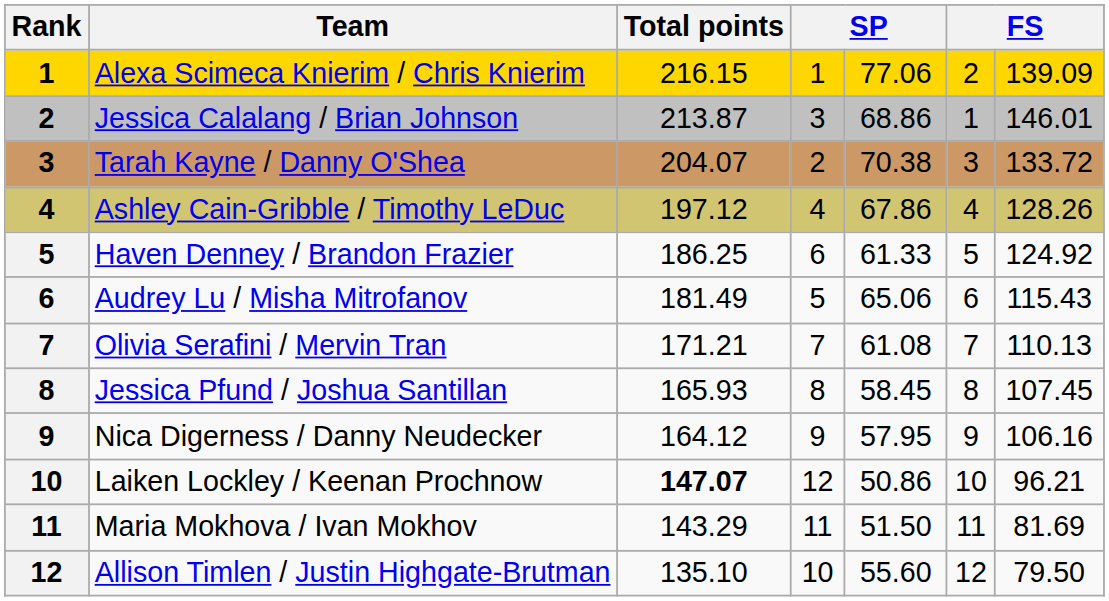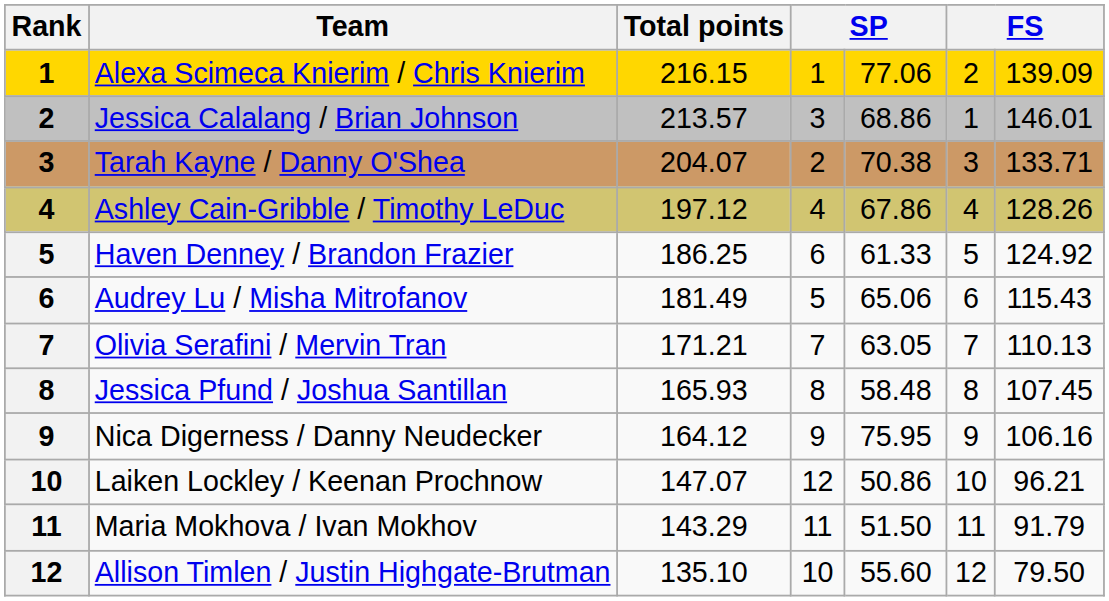(704, 118) 213.87 -> (704, 118) 213.57
(1049, 163) 133.72 -> (1049, 163) 133.71
(896, 345) 61.08 -> (896, 345) 63.05
(896, 390) 58.45 -> (896, 390) 58.48
(896, 436) 57.95 -> (896, 436) 75.95
(704, 481) bold -> (704, 481) normal
(1049, 526) 81.69 -> (1049, 526) 91.79
